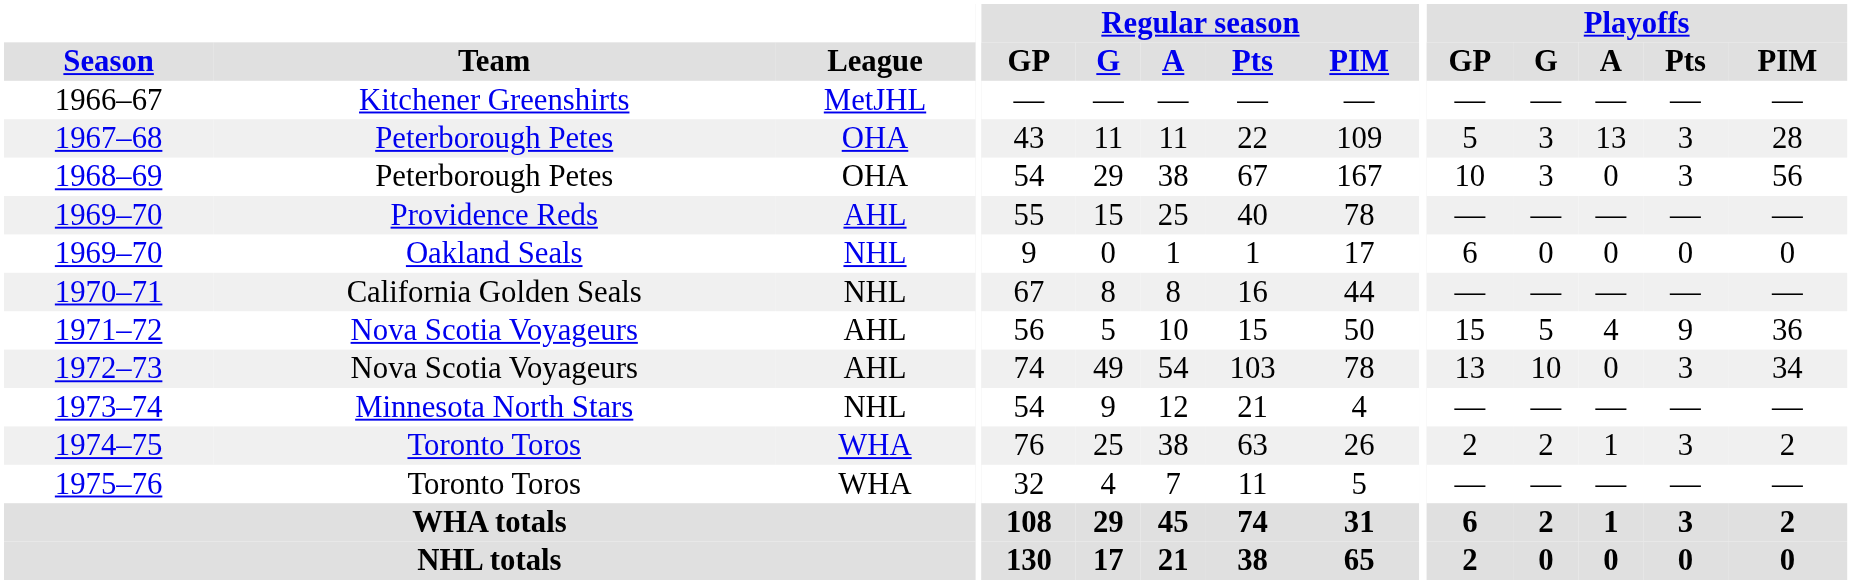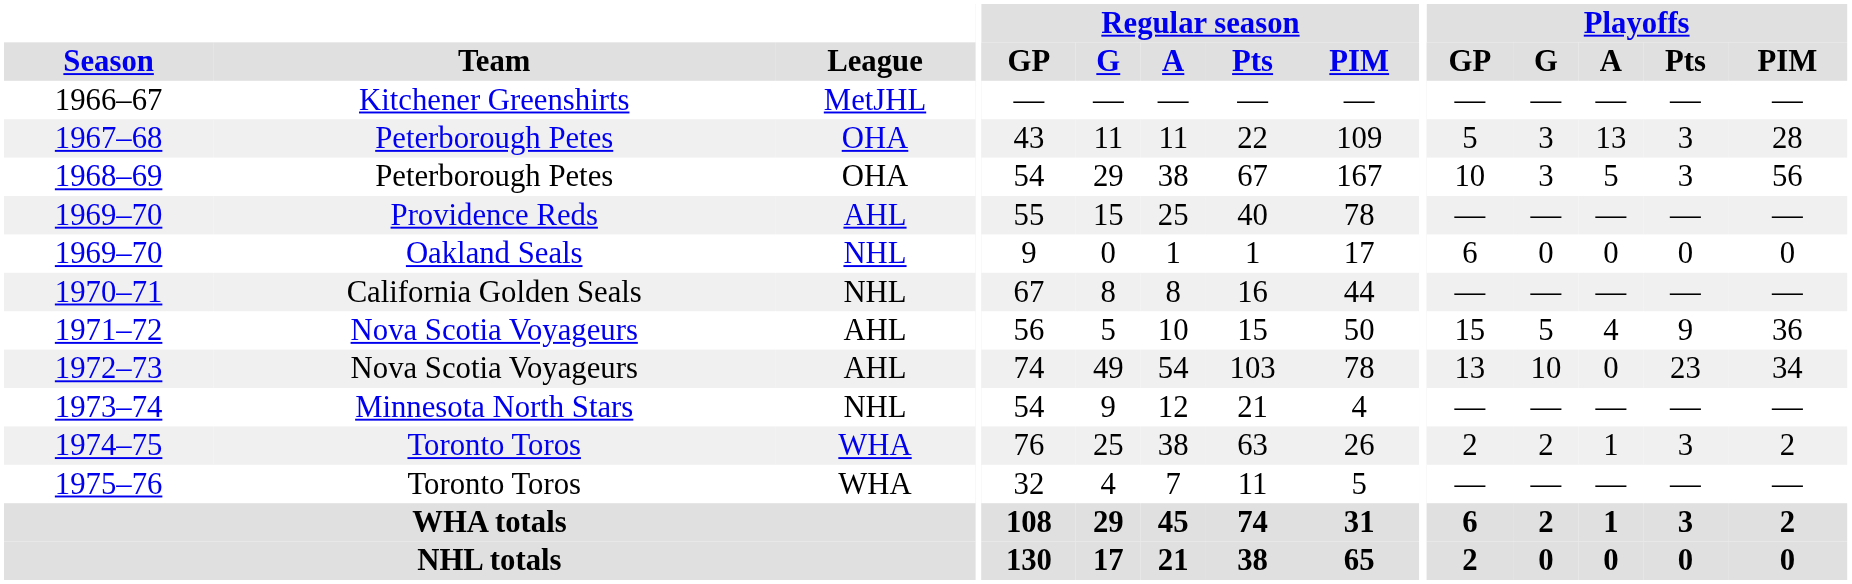(1611, 176) 0 -> (1611, 176) 5
(1685, 368) 3 -> (1685, 368) 23
